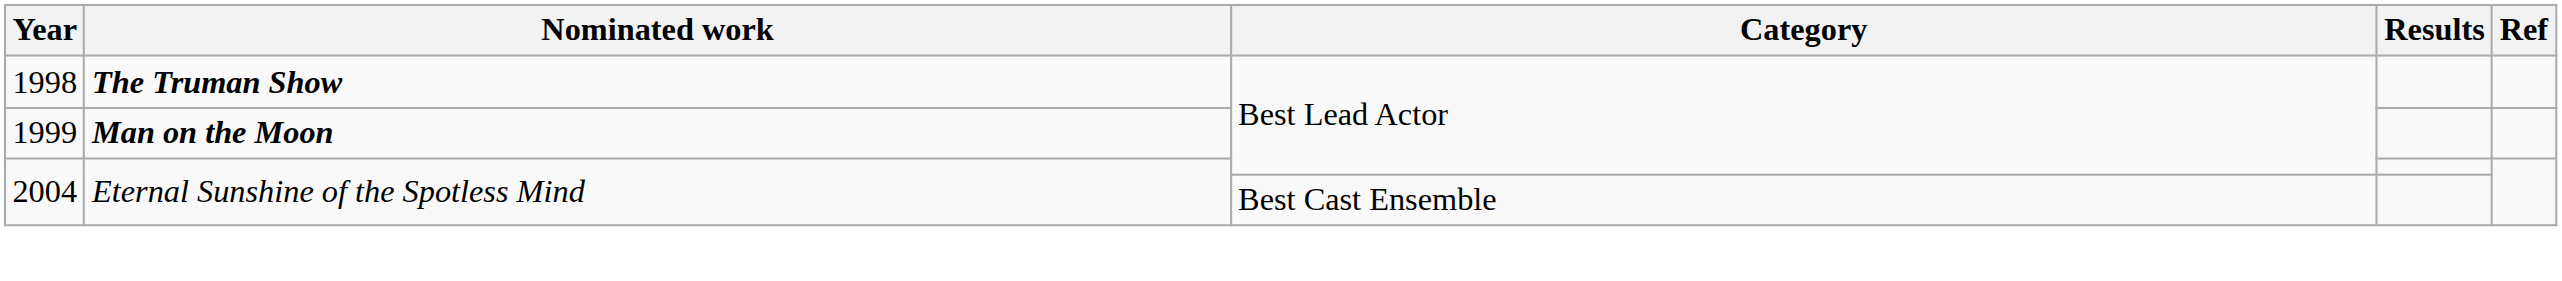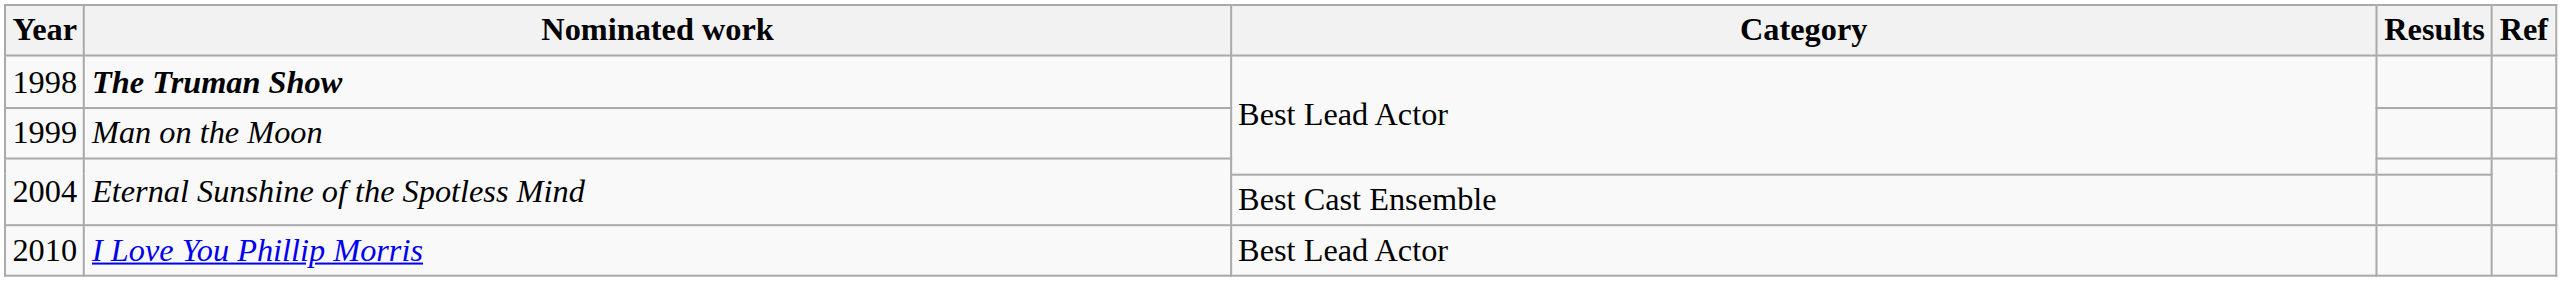(213, 132) bold -> (207, 132) normal
+ row: (45, 250)
